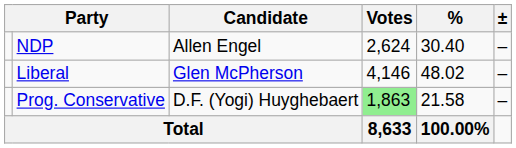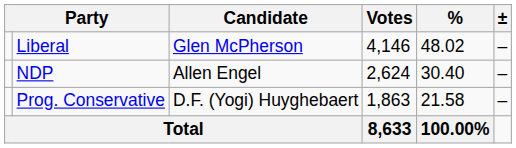rows swapped: (43, 73) <-> (35, 45)
(388, 101) lightgreen background -> (388, 101) no background
